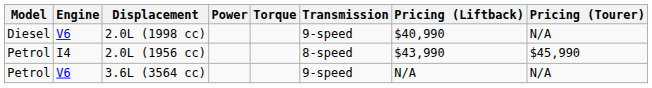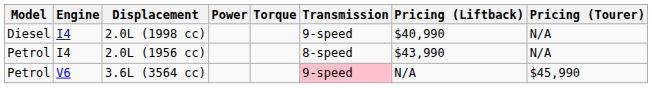(63, 34) V6 -> (63, 34) I4
(555, 53) $45,990 -> (540, 53) N/A
(327, 73) no background -> (327, 73) pink background
(540, 73) N/A -> (555, 73) $45,990
